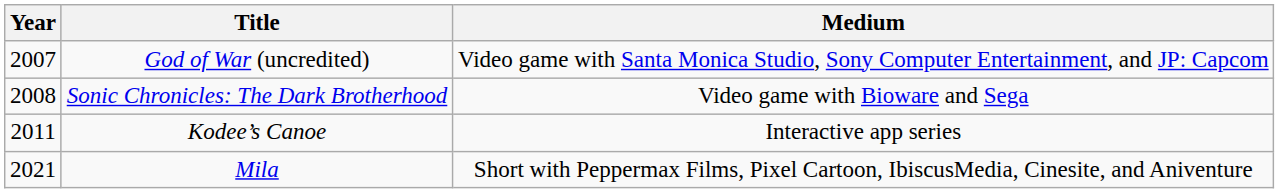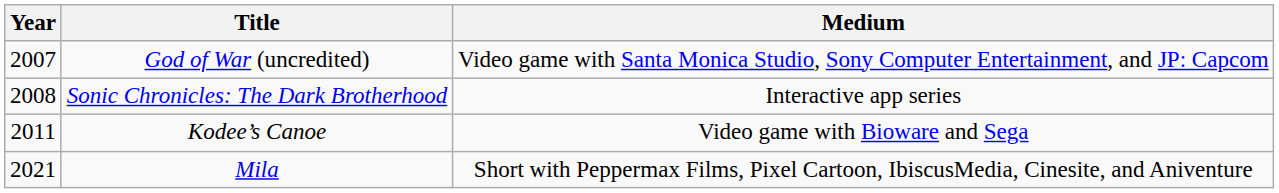(863, 95) Video game with Bioware and Sega -> (863, 95) Interactive app series
(863, 132) Interactive app series -> (863, 132) Video game with Bioware and Sega
